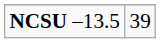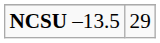(140, 21) 39 -> (140, 21) 29
